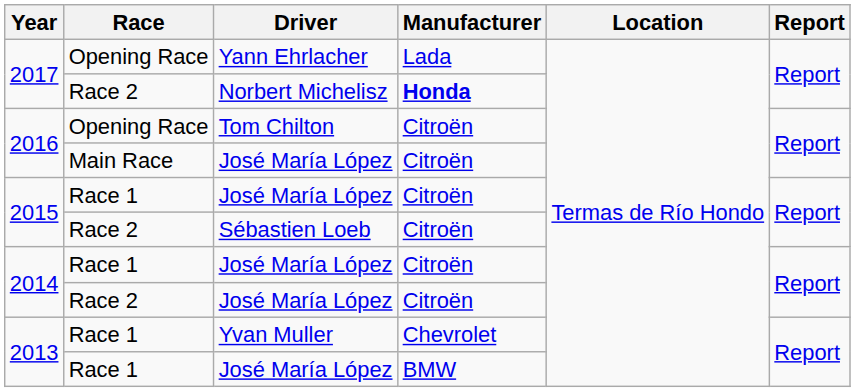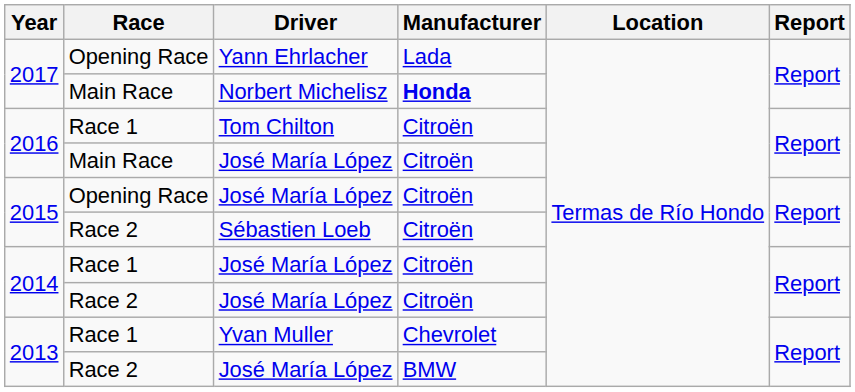(103, 92) Race 2 -> (121, 92) Main Race
(139, 126) Opening Race -> (103, 126) Race 1
(103, 195) Race 1 -> (139, 195) Opening Race
(103, 369) Race 1 -> (103, 369) Race 2
